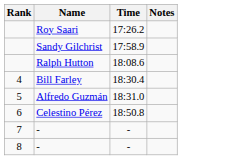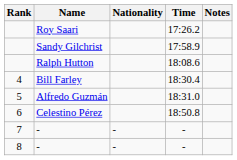+ column: (138, 12)
